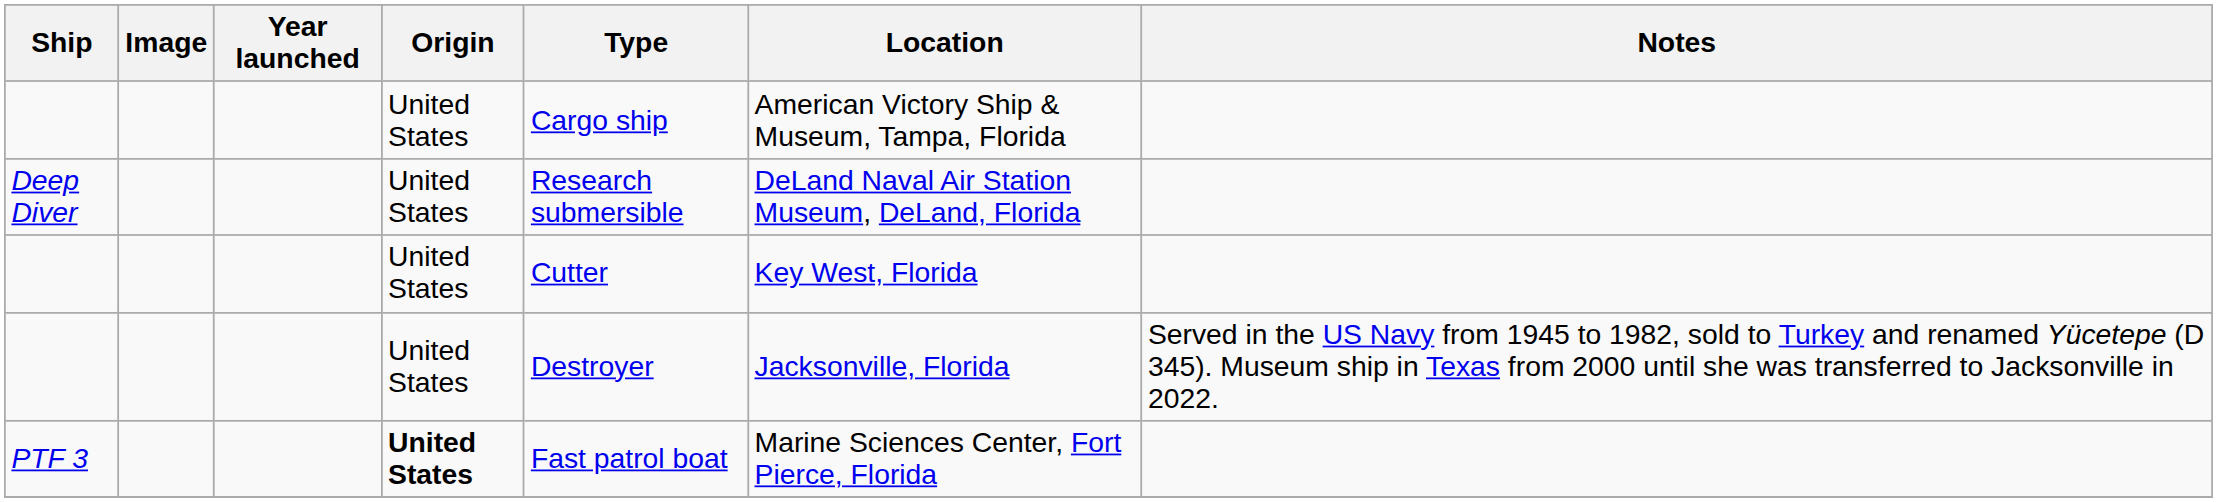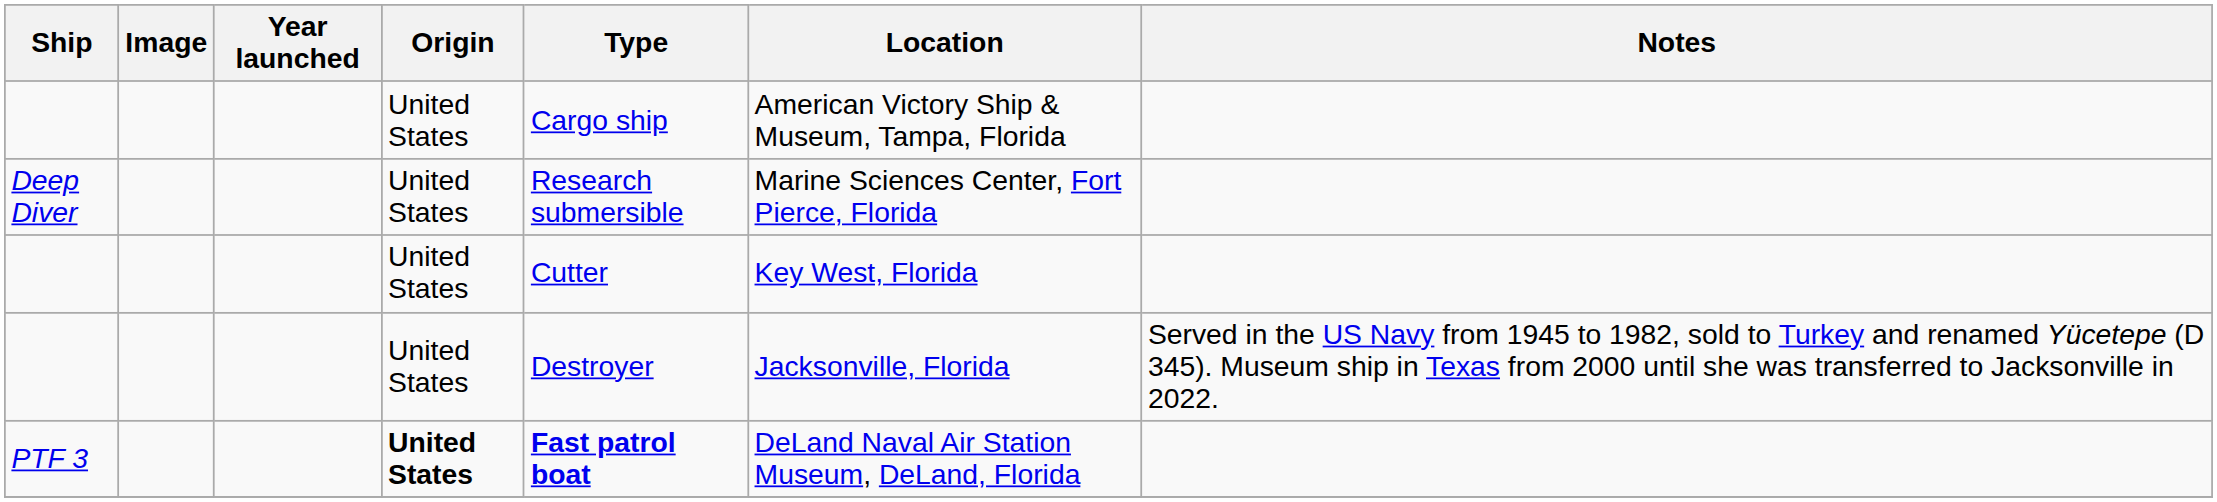(917, 196) DeLand Naval Air Station Museum, DeLand, Florida -> (938, 196) Marine Sciences Center, Fort Pierce, Florida
(629, 458) normal -> (603, 458) bold
(938, 458) Marine Sciences Center, Fort Pierce, Florida -> (917, 458) DeLand Naval Air Station Museum, DeLand, Florida
